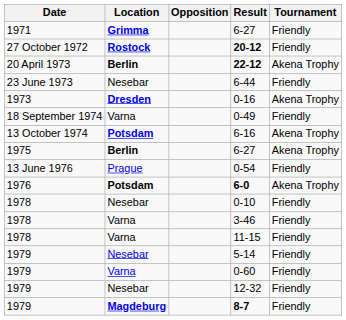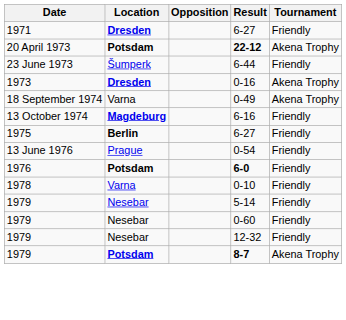(128, 30) Grimma -> (129, 30) Dresden
- row: (47, 47)
(123, 64) Berlin -> (130, 47) Potsdam
(128, 82) Nesebar -> (129, 64) Šumperk
(291, 116) Friendly -> (305, 99) Akena Trophy
(130, 133) Potsdam -> (137, 116) Magdeburg
(305, 133) Akena Trophy -> (291, 116) Friendly
(305, 151) Akena Trophy -> (291, 133) Friendly
(305, 185) Akena Trophy -> (291, 168) Friendly
(128, 202) Nesebar -> (122, 185) Varna
- row: (19, 220)
- row: (19, 237)
(122, 271) Varna -> (128, 220) Nesebar
(137, 306) Magdeburg -> (130, 254) Potsdam
(291, 306) Friendly -> (305, 254) Akena Trophy
